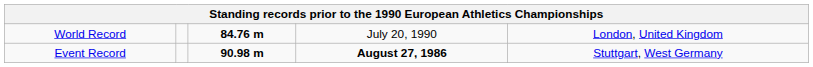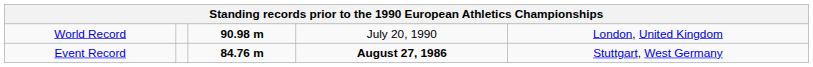(242, 33) 84.76 m -> (242, 33) 90.98 m
(242, 52) 90.98 m -> (242, 52) 84.76 m
